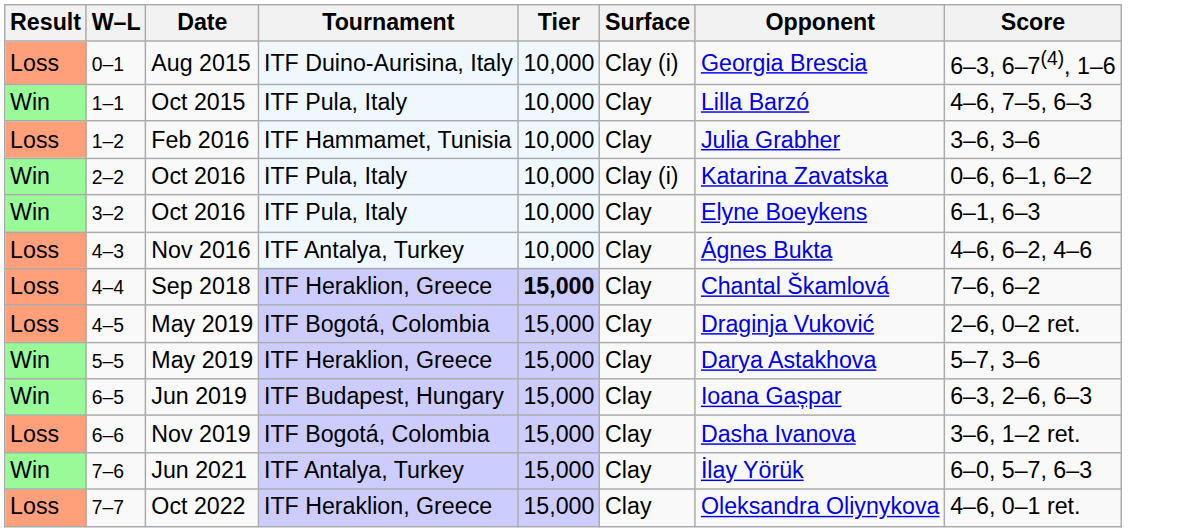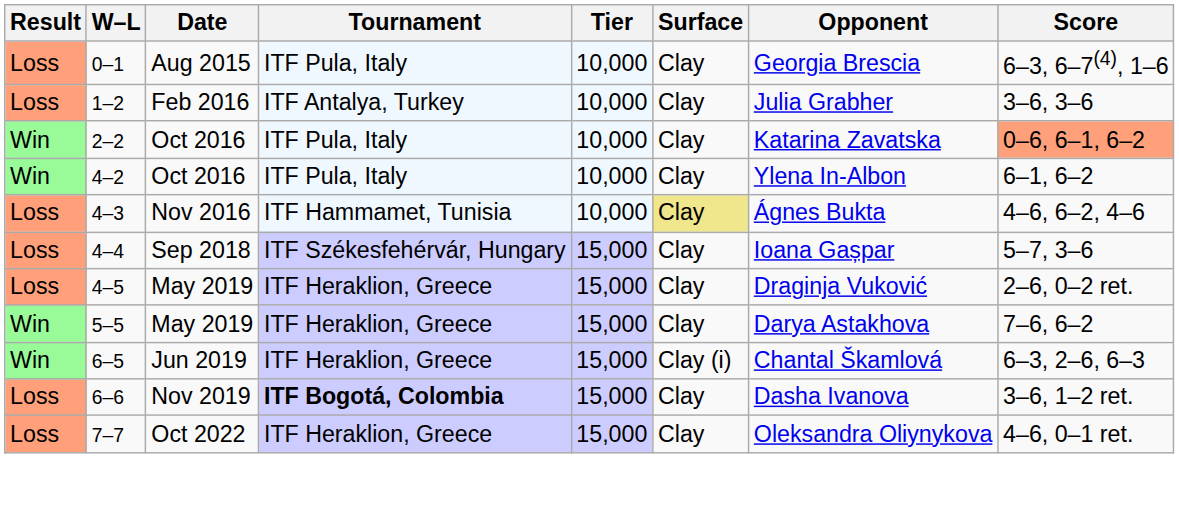(388, 62) ITF Duino-Aurisina, Italy -> (335, 62) ITF Pula, Italy
(642, 62) Clay (i) -> (681, 62) Clay
- row: (108, 104)
(388, 139) ITF Hammamet, Tunisia -> (364, 102) ITF Antalya, Turkey
(642, 176) Clay (i) -> (681, 139) Clay
(1021, 176) no background -> (1074, 139) lightsalmon background
- row: (108, 214)
+ row: (108, 177)
(364, 249) ITF Antalya, Turkey -> (388, 213) ITF Hammamet, Tunisia
(628, 249) no background -> (681, 213) khaki background
(378, 286) ITF Heraklion, Greece -> (415, 249) ITF Székesfehérvár, Hungary
(559, 286) bold -> (612, 249) normal
(795, 286) Chantal Škamlová -> (824, 249) Ioana Gașpar
(995, 286) 7–6, 6–2 -> (1048, 249) 5–7, 3–6
(377, 323) ITF Bogotá, Colombia -> (378, 286) ITF Heraklion, Greece
(995, 360) 5–7, 3–6 -> (1048, 323) 7–6, 6–2
(384, 397) ITF Budapest, Hungary -> (378, 360) ITF Heraklion, Greece
(628, 397) Clay -> (695, 360) Clay (i)
(771, 397) Ioana Gașpar -> (848, 360) Chantal Škamlová
(377, 433) normal -> (384, 397) bold
- row: (108, 472)
